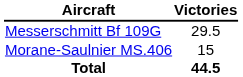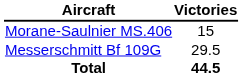rows swapped: (89, 49) <-> (83, 31)
